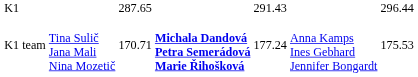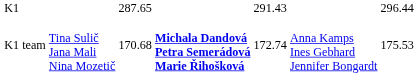(135, 45) 170.71 -> (135, 45) 170.68
(270, 45) 177.24 -> (270, 45) 172.74
